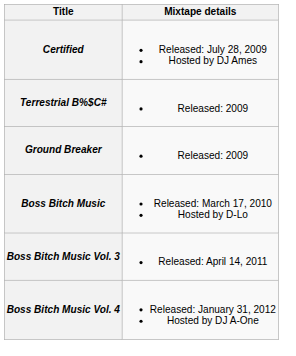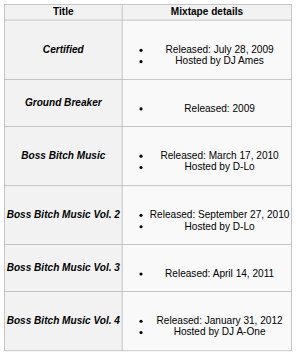- row: (63, 103)
+ row: (63, 215)
